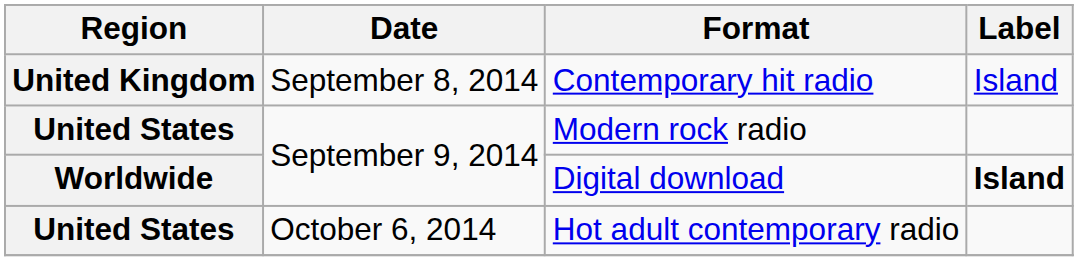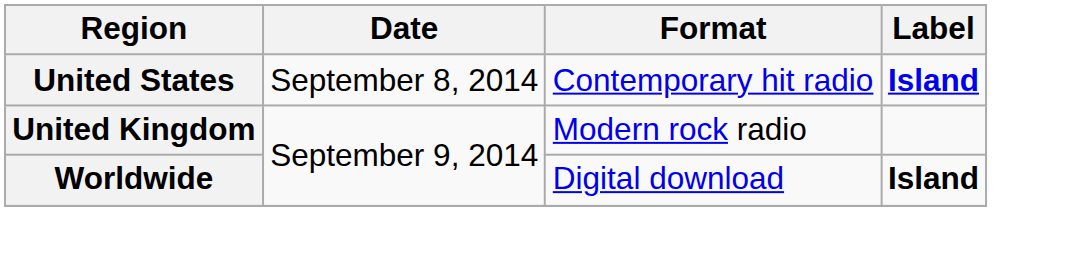(134, 79) United Kingdom -> (134, 79) United States
(1016, 79) normal -> (933, 79) bold
(134, 129) United States -> (134, 129) United Kingdom
- row: (756, 229)
